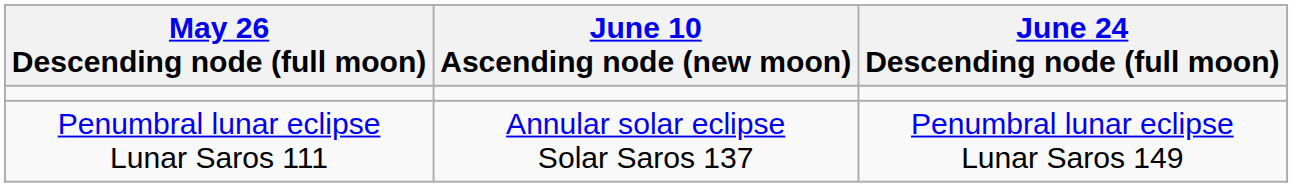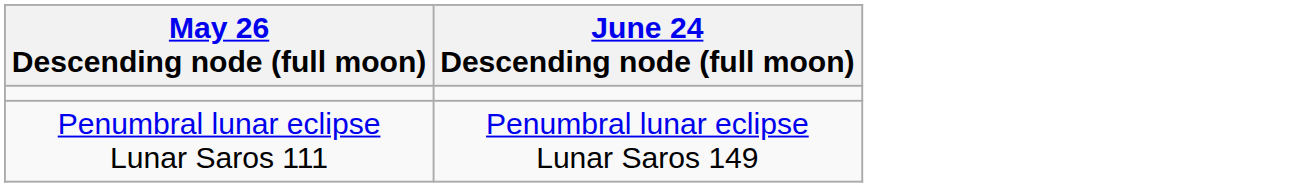- column: (646, 45)
